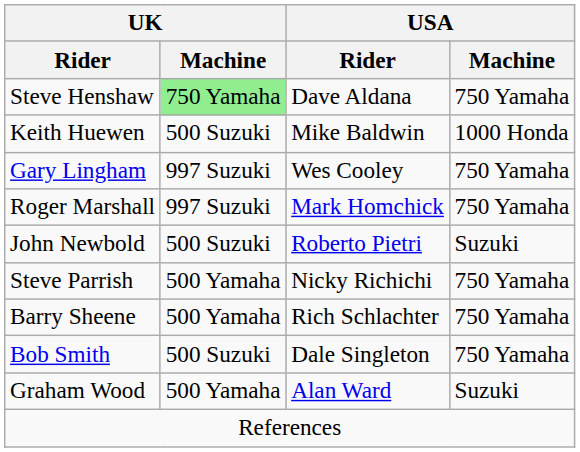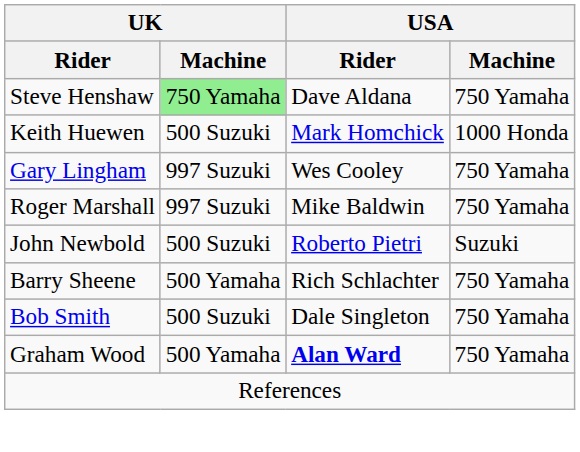(358, 133) Mike Baldwin -> (367, 133) Mark Homchick
(367, 206) Mark Homchick -> (358, 206) Mike Baldwin
- row: (72, 280)
(341, 390) normal -> (346, 354) bold
(487, 390) Suzuki -> (512, 354) 750 Yamaha
